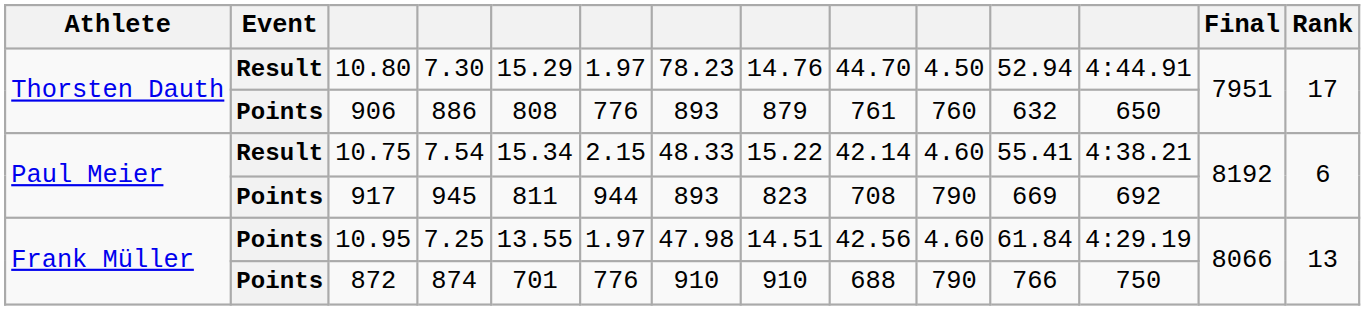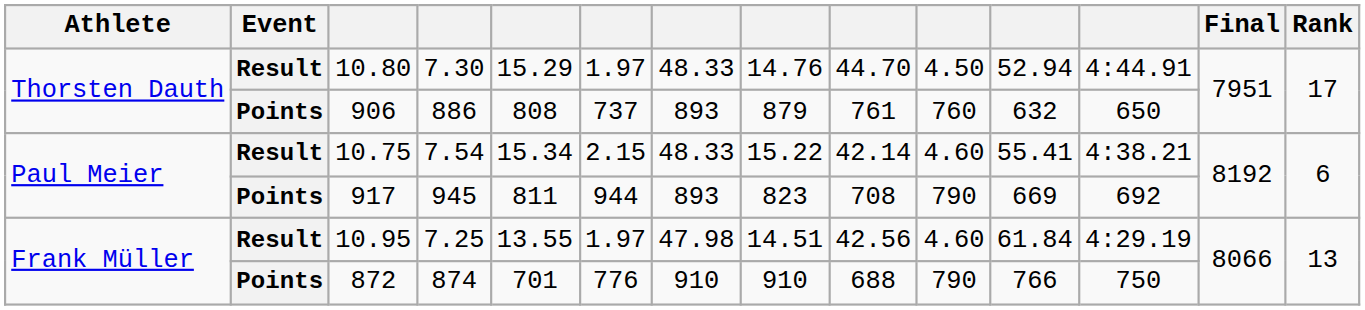(696, 69) 78.23 -> (696, 69) 48.33
(616, 111) 776 -> (616, 111) 737
(280, 239) Points -> (280, 239) Result
